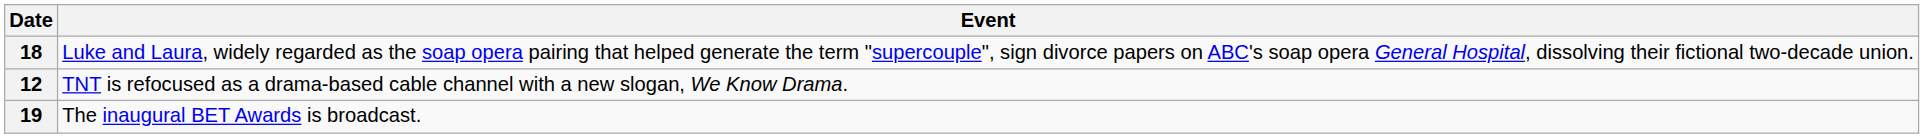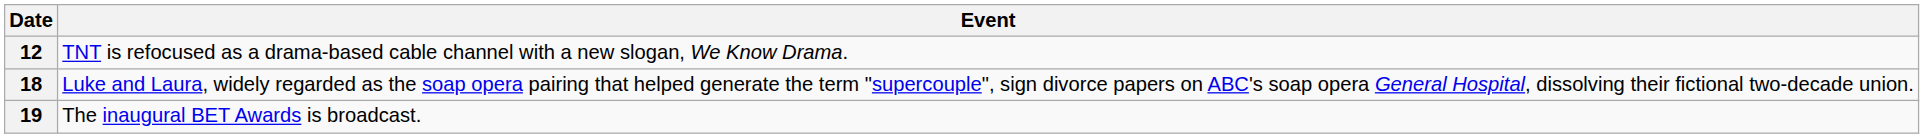rows swapped: (31, 84) <-> (31, 52)
